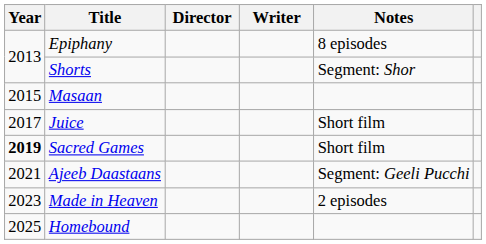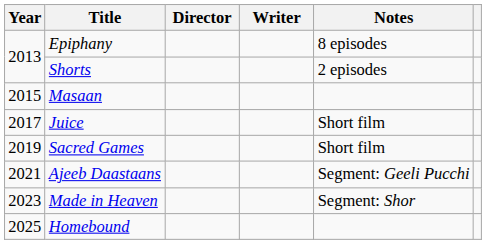(366, 69) Segment: Shor -> (352, 69) 2 episodes
(25, 148) bold -> (25, 148) normal
(352, 200) 2 episodes -> (366, 200) Segment: Shor
